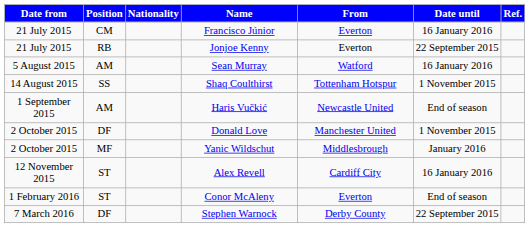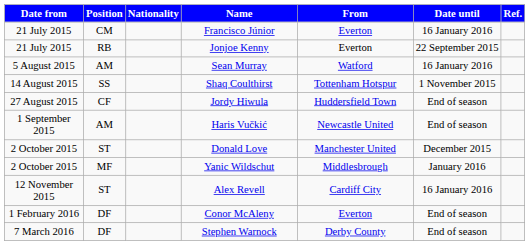+ row: (239, 101)
(104, 131) DF -> (104, 149) ST
(457, 131) 1 November 2015 -> (457, 149) December 2015
(104, 197) ST -> (104, 214) DF
(457, 214) 22 September 2015 -> (457, 232) End of season
